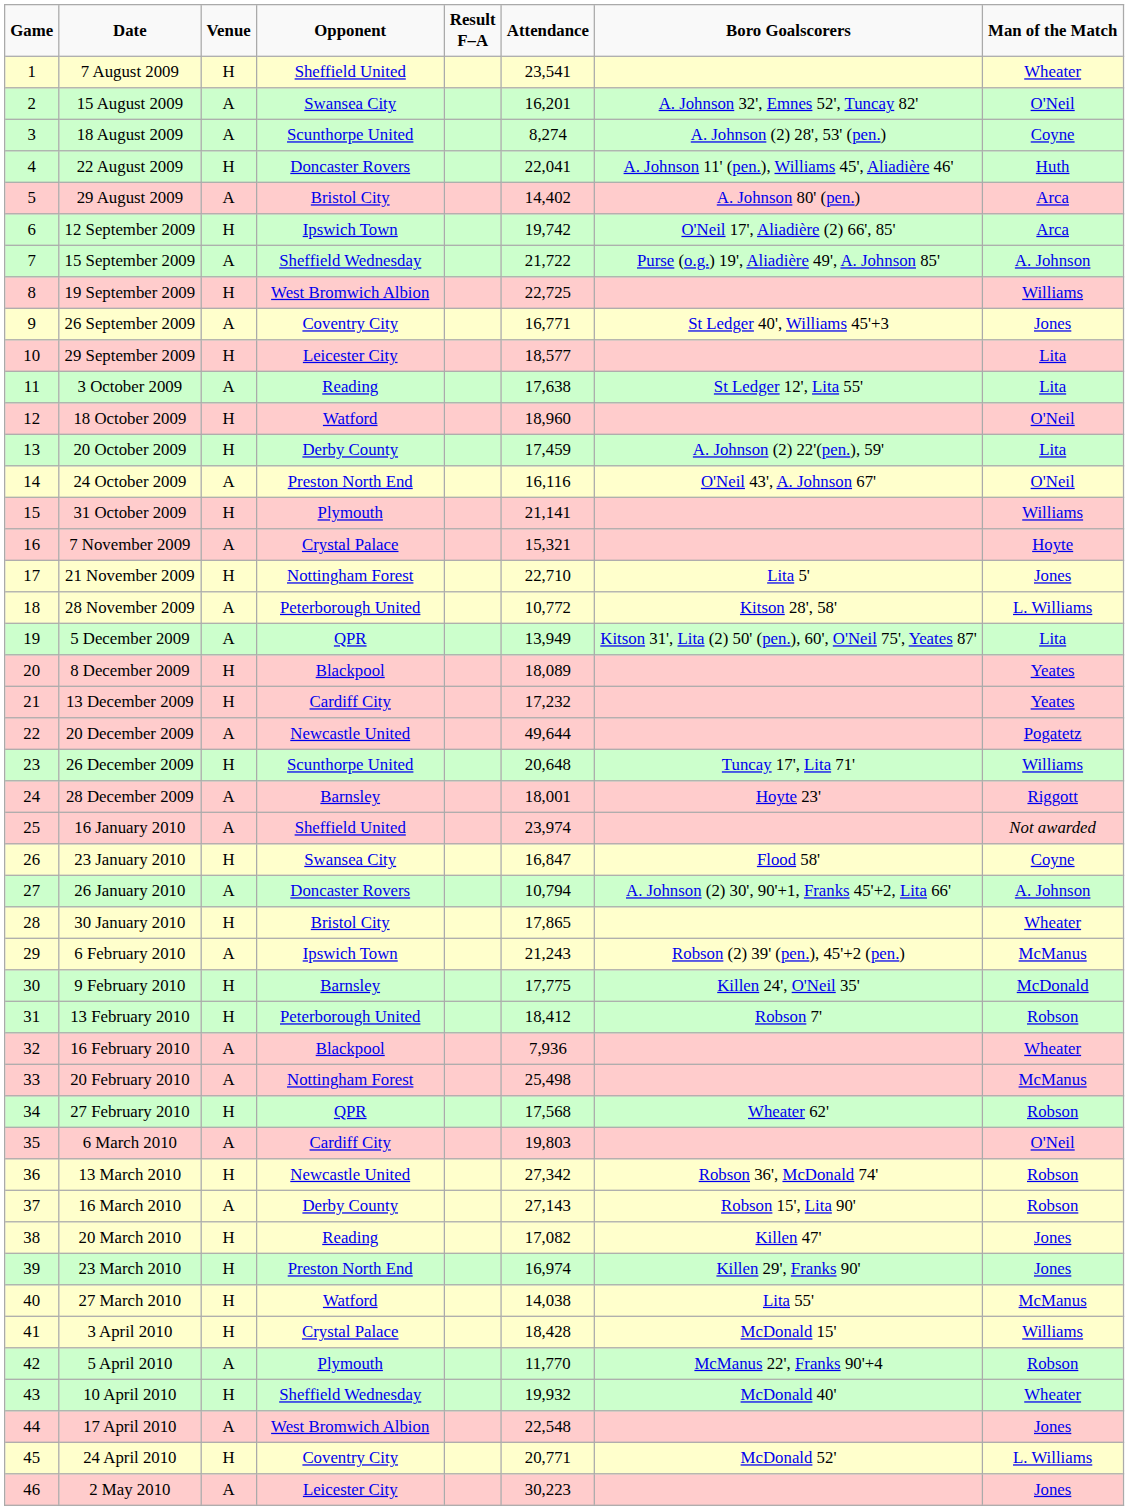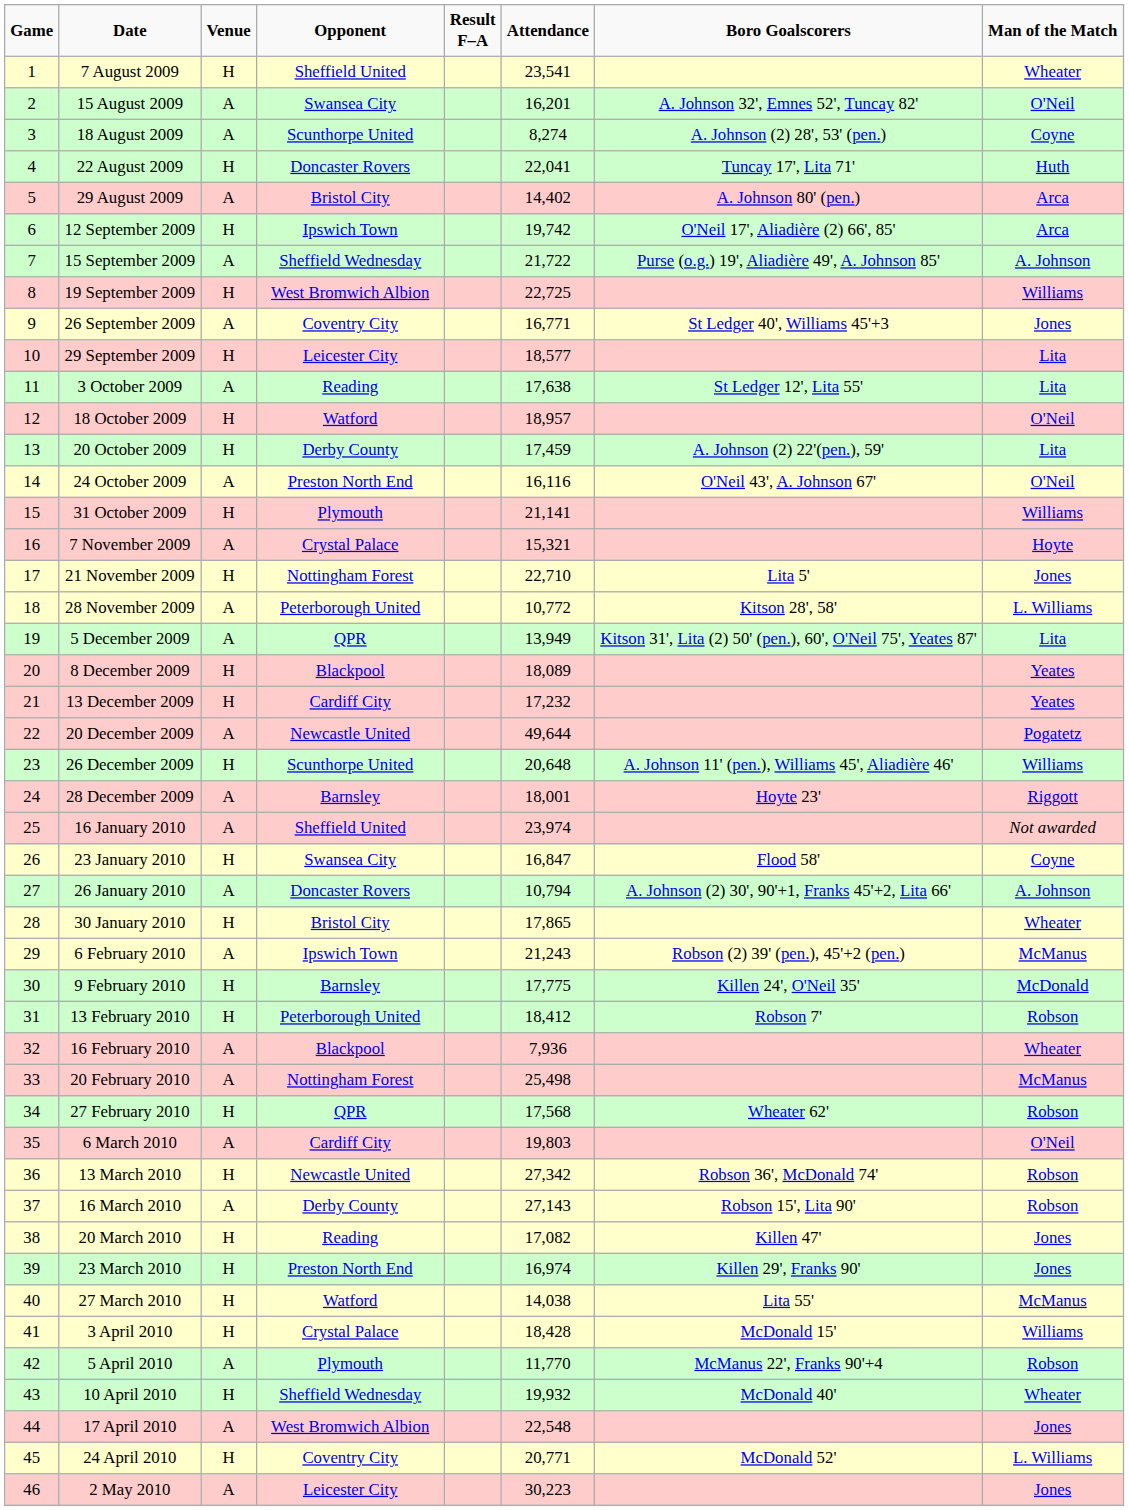(788, 166) A. Johnson 11' (pen.), Williams 45', Aliadière 46' -> (788, 166) Tuncay 17', Lita 71'
(548, 418) 18,960 -> (548, 418) 18,957
(788, 764) Tuncay 17', Lita 71' -> (788, 764) A. Johnson 11' (pen.), Williams 45', Aliadière 46'
